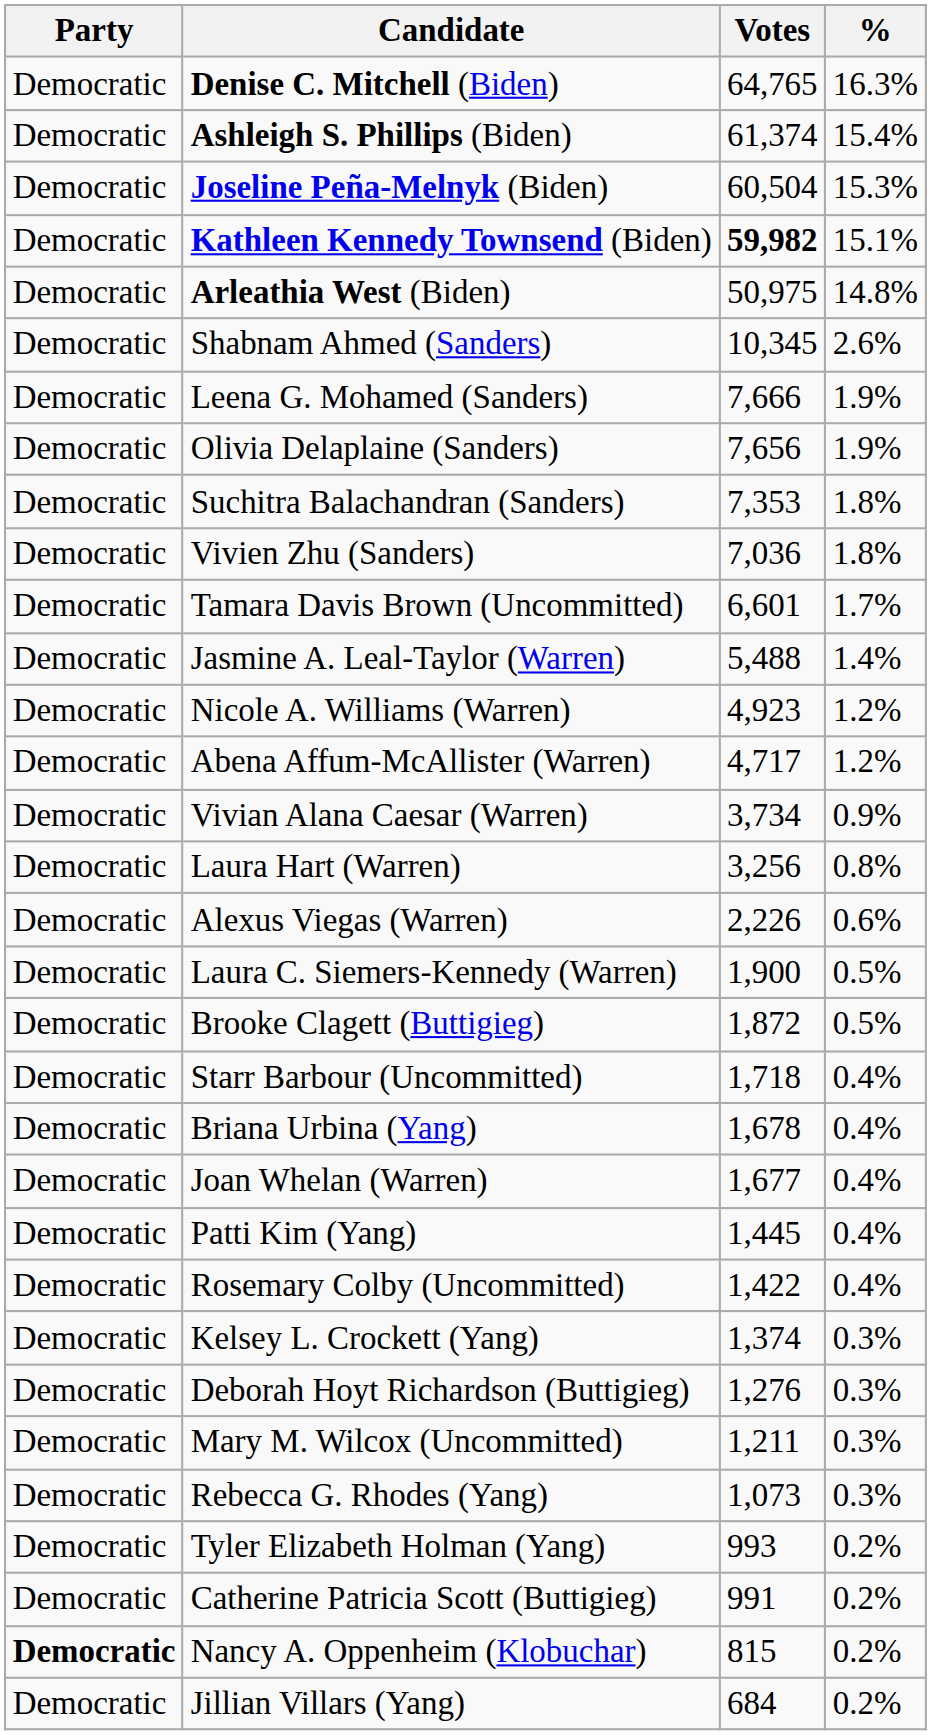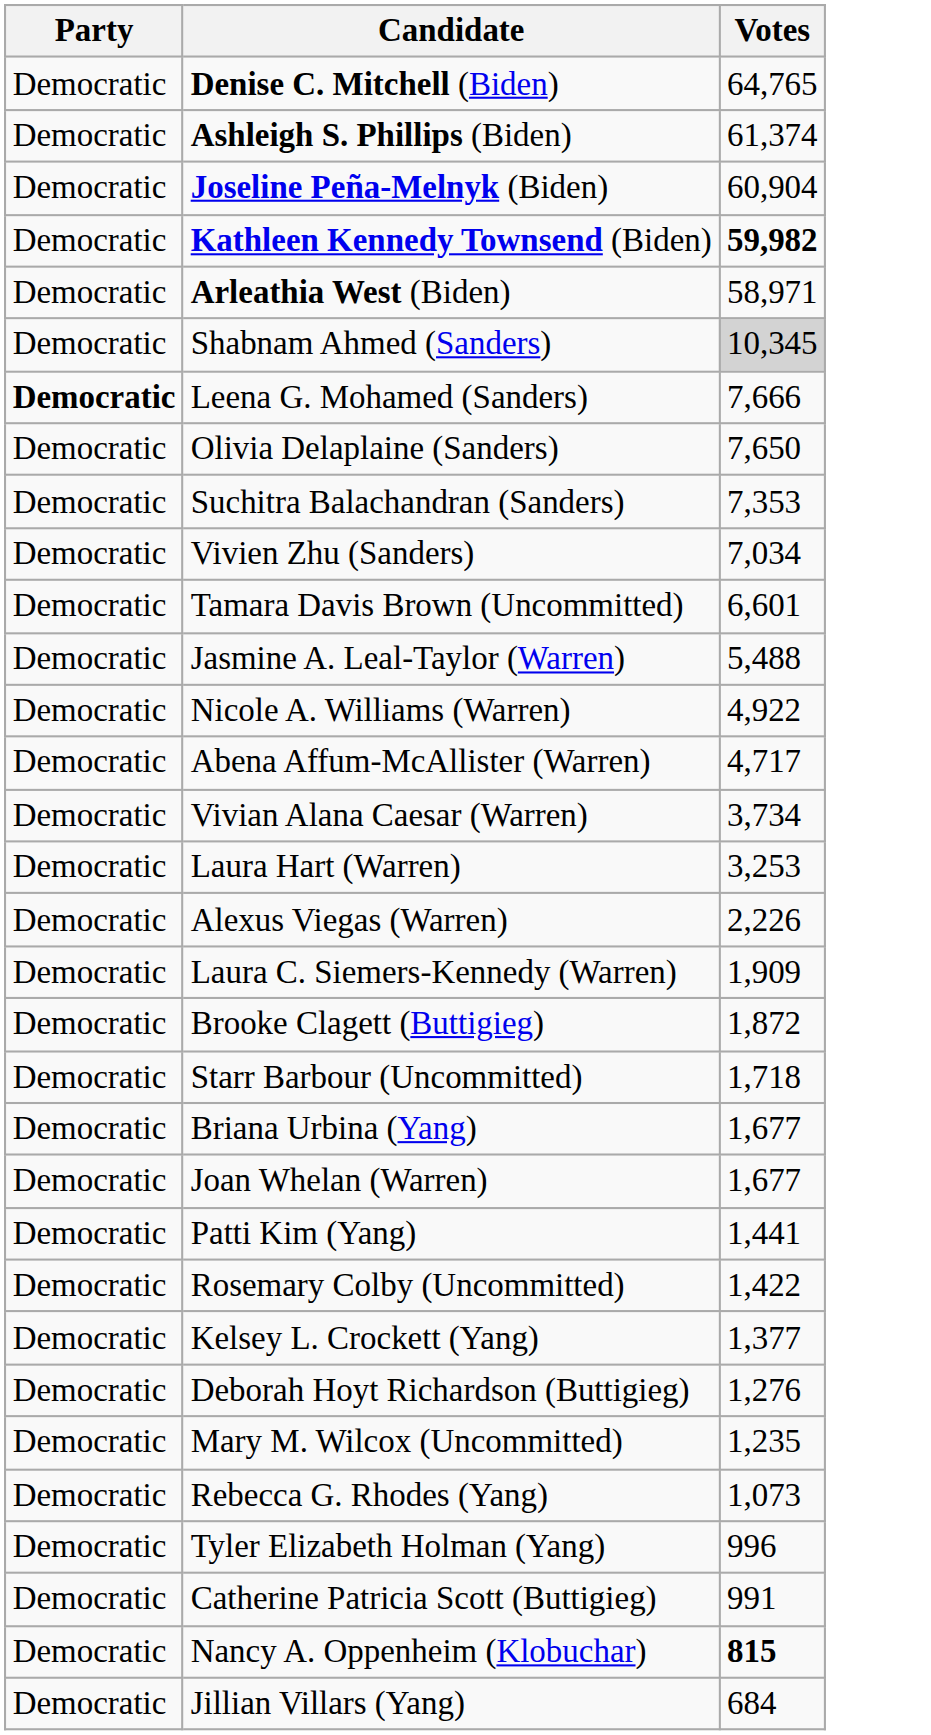- column: (875, 30)
(772, 187) 60,504 -> (772, 187) 60,904
(772, 291) 50,975 -> (772, 291) 58,971
(772, 344) no background -> (772, 344) lightgrey background
(89, 396) normal -> (94, 396) bold
(764, 448) 7,656 -> (764, 448) 7,650
(764, 553) 7,036 -> (764, 553) 7,034
(764, 710) 4,923 -> (764, 710) 4,922
(764, 866) 3,256 -> (764, 866) 3,253
(764, 971) 1,900 -> (764, 971) 1,909
(764, 1128) 1,678 -> (764, 1128) 1,677
(764, 1232) 1,445 -> (764, 1232) 1,441
(764, 1337) 1,374 -> (764, 1337) 1,377
(763, 1441) 1,211 -> (764, 1441) 1,235
(752, 1546) 993 -> (752, 1546) 996
(94, 1651) bold -> (89, 1651) normal
(752, 1651) normal -> (752, 1651) bold
